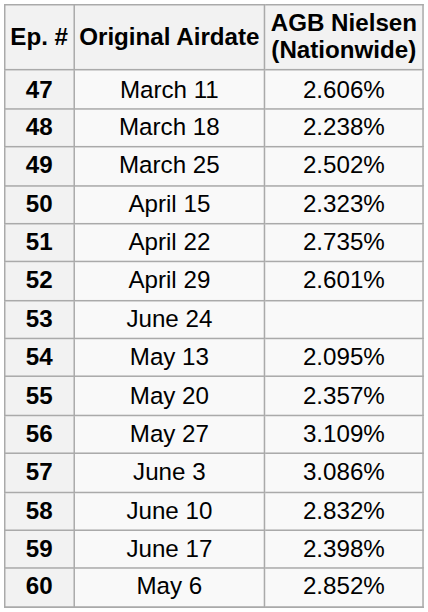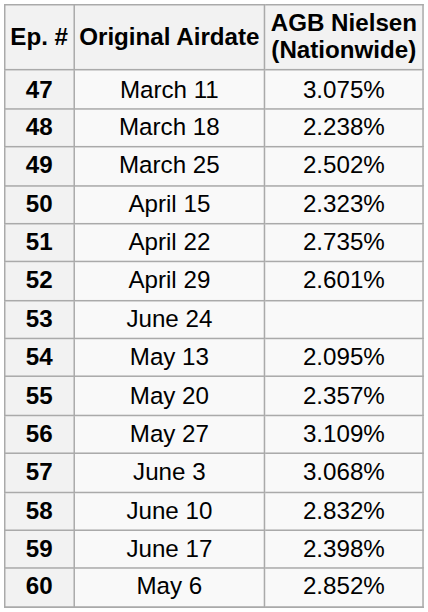(344, 89) 2.606% -> (344, 89) 3.075%
(344, 472) 3.086% -> (344, 472) 3.068%
